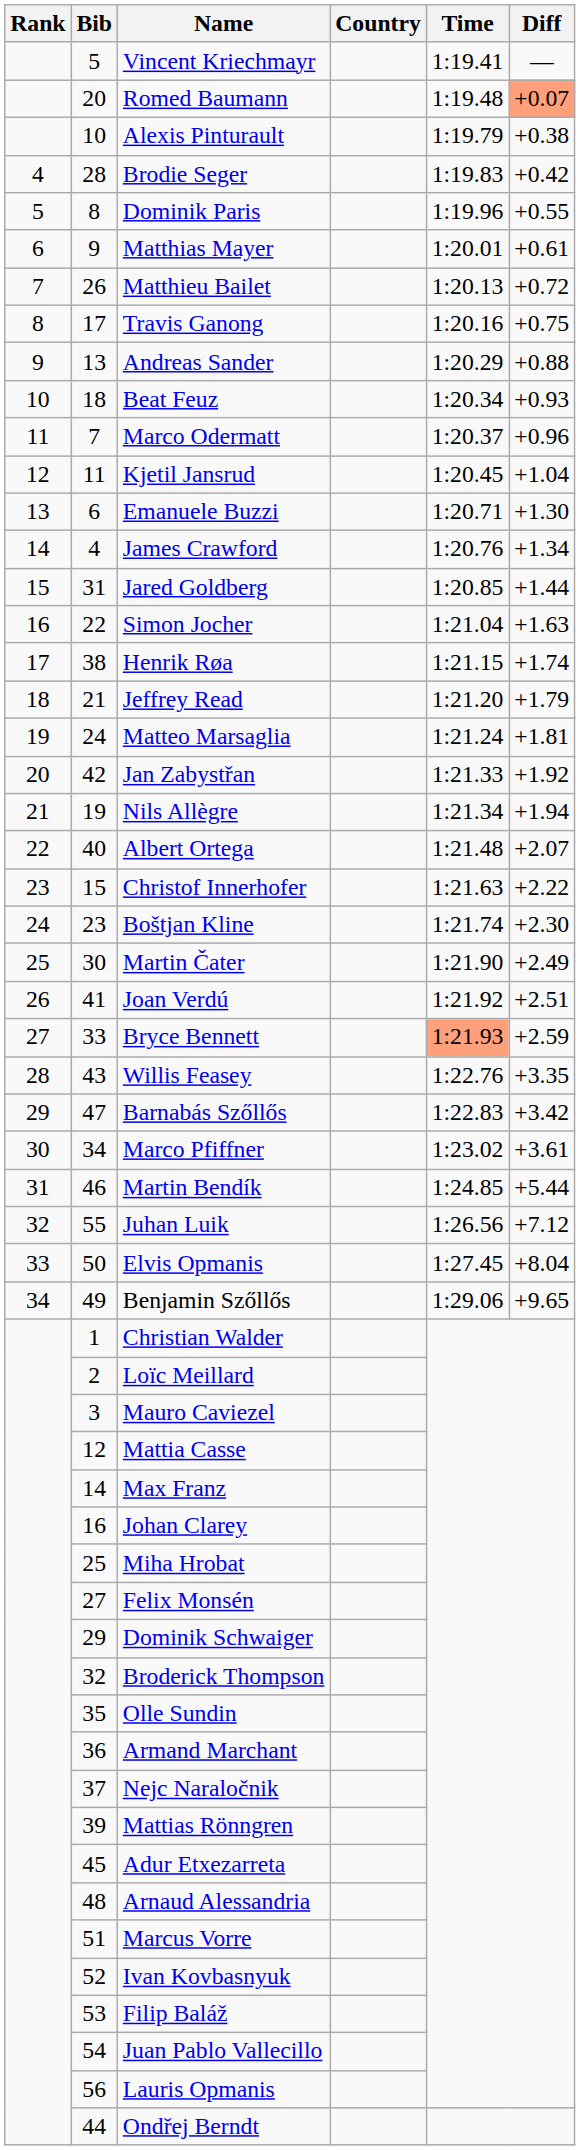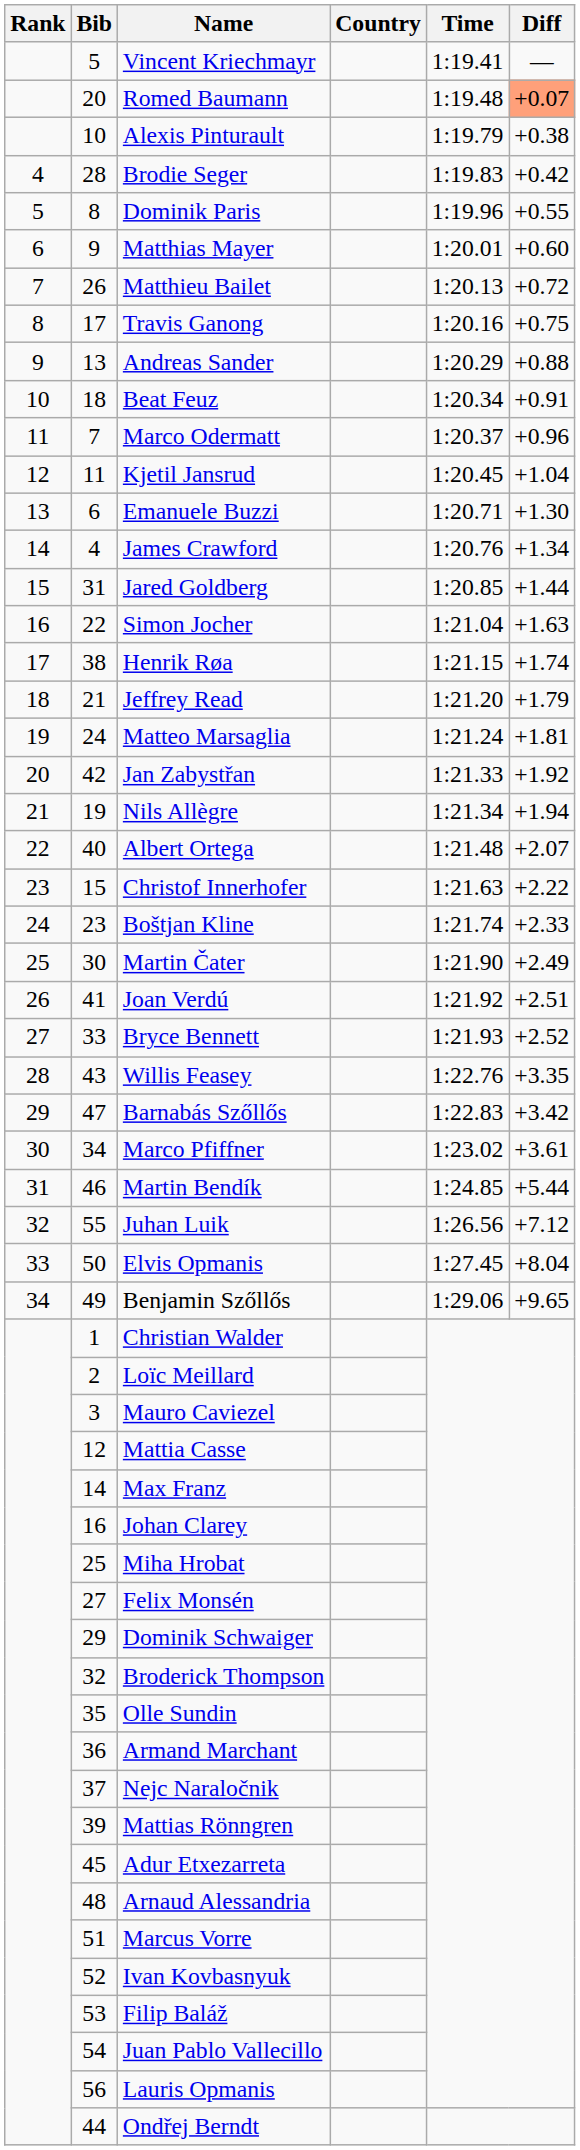(542, 248) +0.61 -> (542, 248) +0.60
(542, 398) +0.93 -> (542, 398) +0.91
(542, 924) +2.30 -> (542, 924) +2.33
(468, 1037) lightsalmon background -> (468, 1037) no background
(542, 1037) +2.59 -> (542, 1037) +2.52
